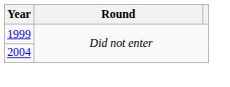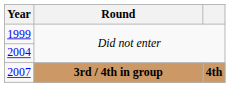+ row: (19, 73)
